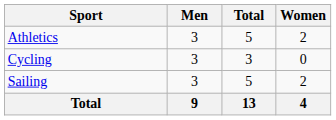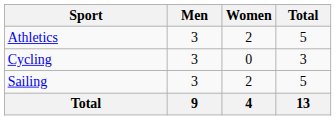columns swapped: (303, 15) <-> (249, 15)
